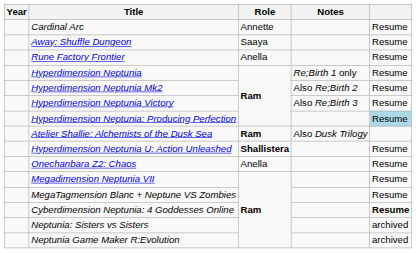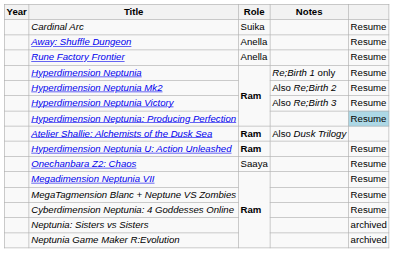(257, 27) Annette -> (253, 27) Suika
(254, 42) Saaya -> (254, 42) Anella
(265, 149) Shallistera -> (251, 149) Ram
(254, 164) Anella -> (254, 164) Saaya
(391, 210) bold -> (368, 210) normal
